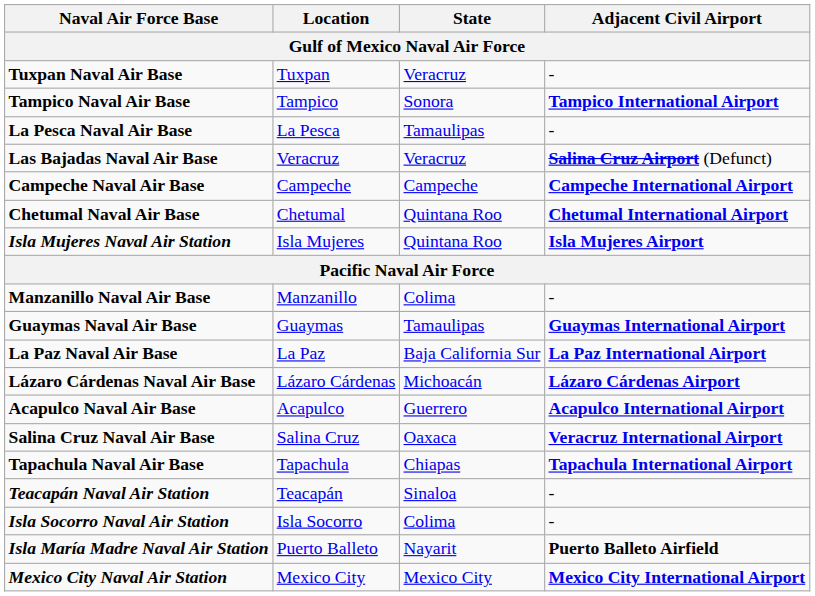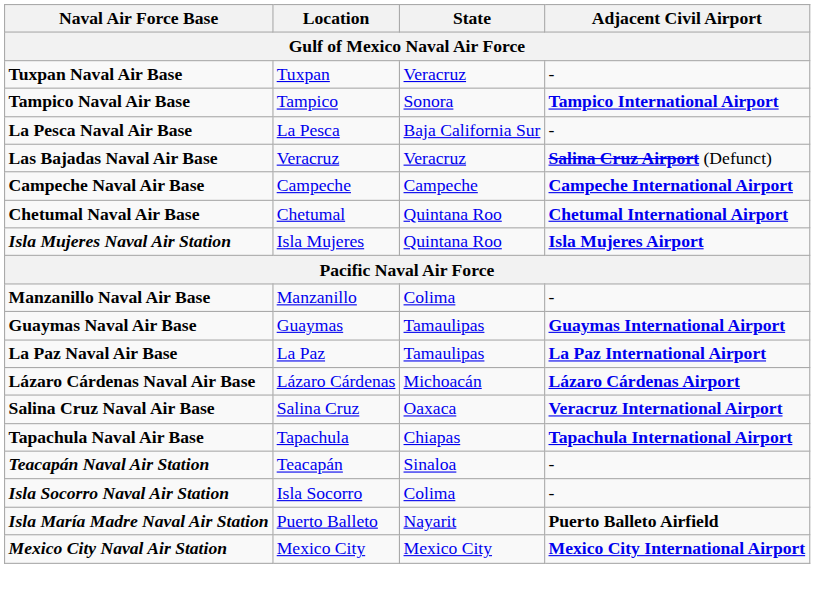(444, 130) Tamaulipas -> (472, 130) Baja California Sur
(472, 353) Baja California Sur -> (444, 353) Tamaulipas
- row: (102, 409)
